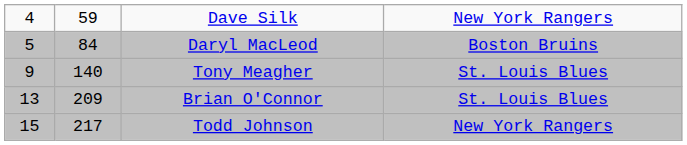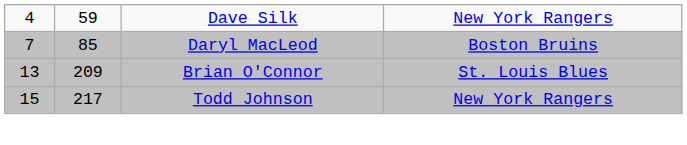(29, 45) 5 -> (29, 45) 7
(88, 45) 84 -> (88, 45) 85
- row: (253, 72)
